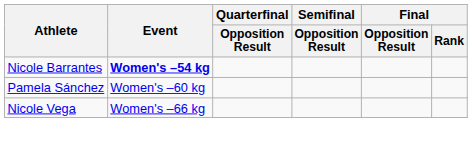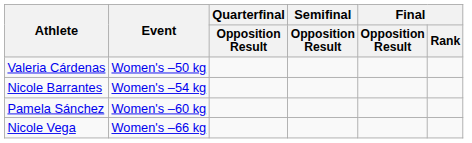+ row: (56, 68)
(160, 68) bold -> (159, 88) normal
